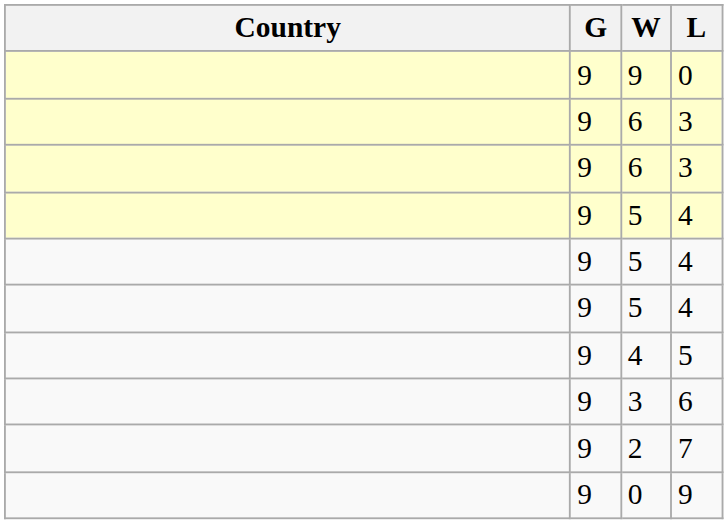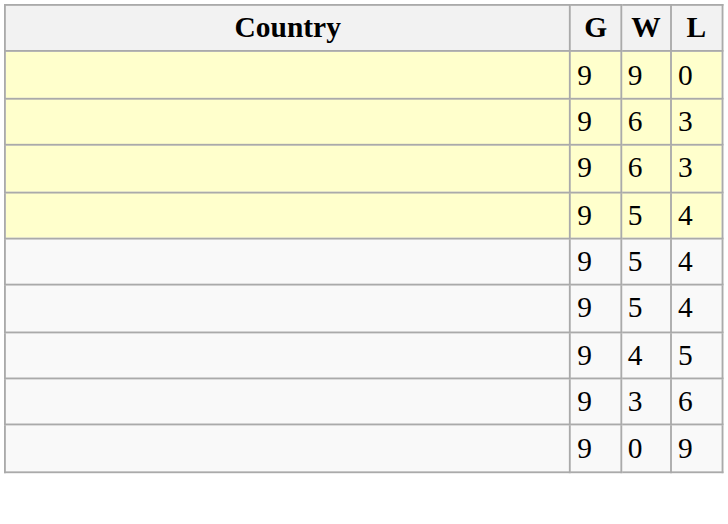- row: (635, 448)
